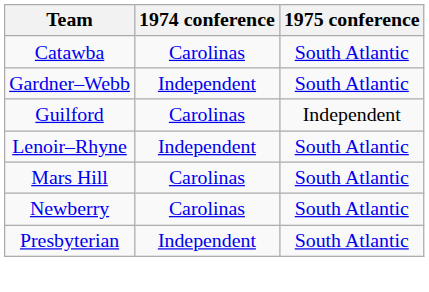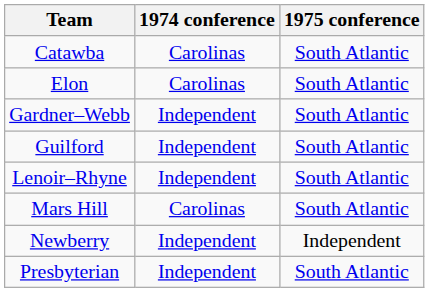+ row: (70, 83)
(207, 114) Carolinas -> (207, 146) Independent
(352, 114) Independent -> (352, 146) South Atlantic
(207, 209) Carolinas -> (207, 240) Independent
(352, 209) South Atlantic -> (352, 240) Independent
